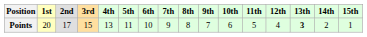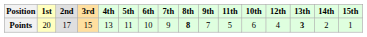columns swapped: (230, 11) <-> (254, 11)
(188, 24) normal -> (188, 24) bold
